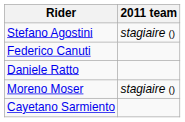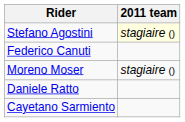(148, 32) no background -> (148, 32) lightyellow background
rows swapped: (45, 88) <-> (43, 70)
